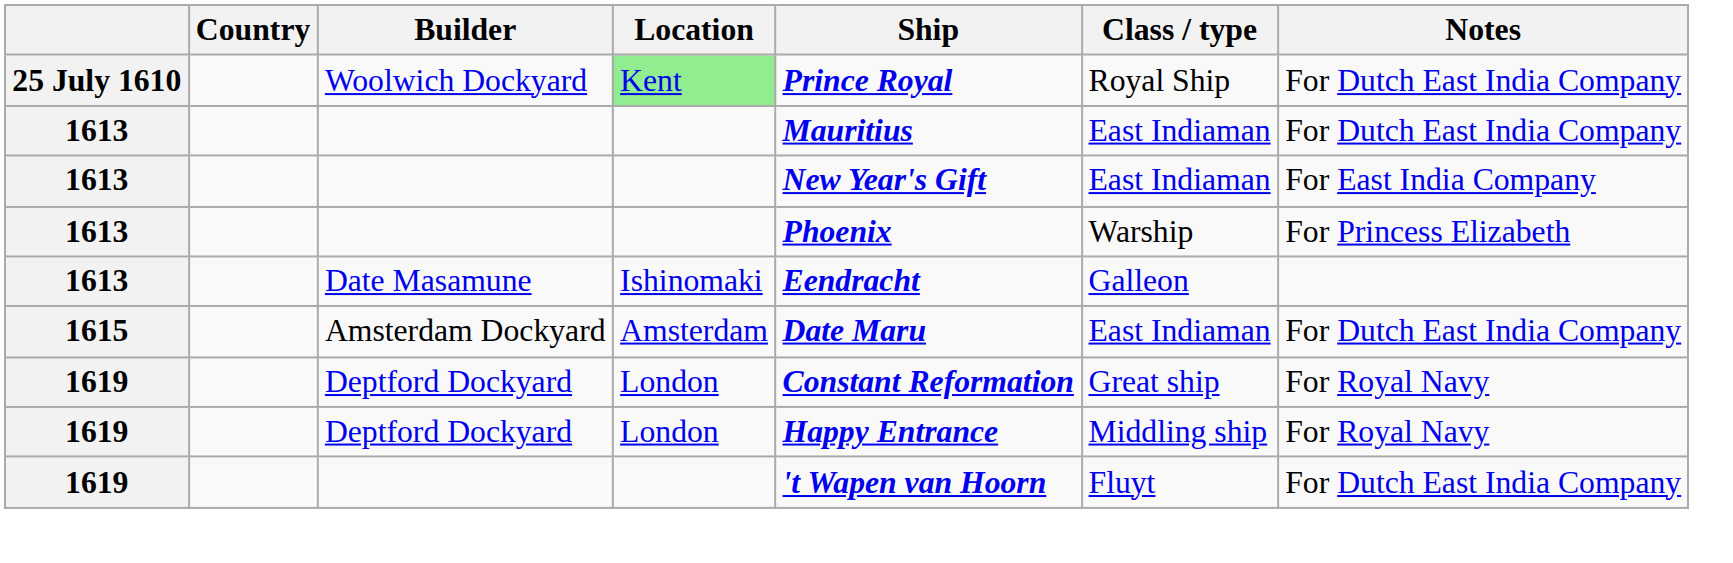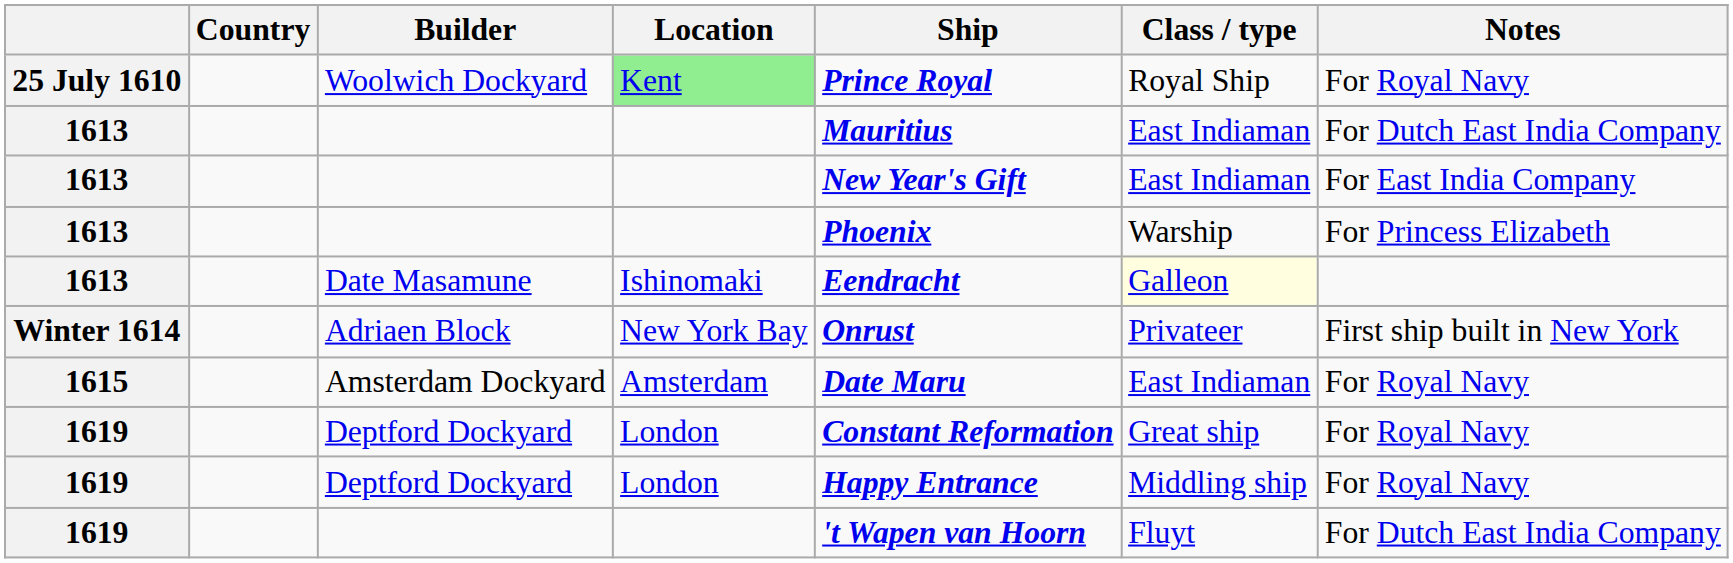(1483, 79) For Dutch East India Company -> (1427, 79) For Royal Navy
(1139, 280) no background -> (1178, 280) lightyellow background
+ row: (97, 331)
(1483, 331) For Dutch East India Company -> (1427, 381) For Royal Navy
